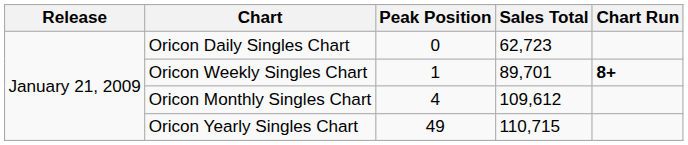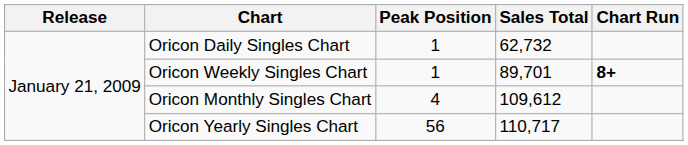(435, 45) 0 -> (435, 45) 1
(526, 45) 62,723 -> (526, 45) 62,732
(435, 126) 49 -> (435, 126) 56
(530, 126) 110,715 -> (530, 126) 110,717
